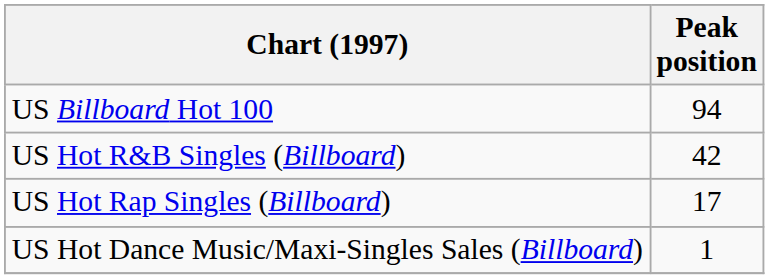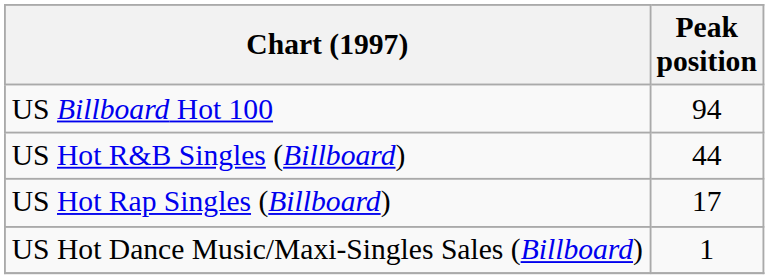(707, 155) 42 -> (707, 155) 44
